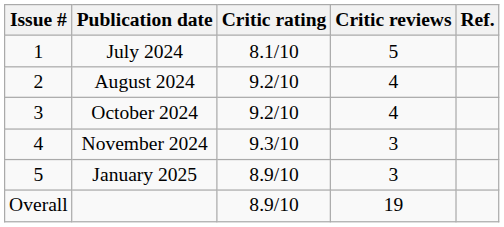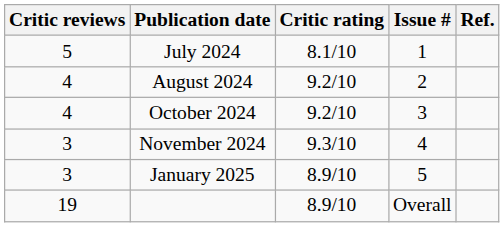columns swapped: (38, 19) <-> (393, 19)
